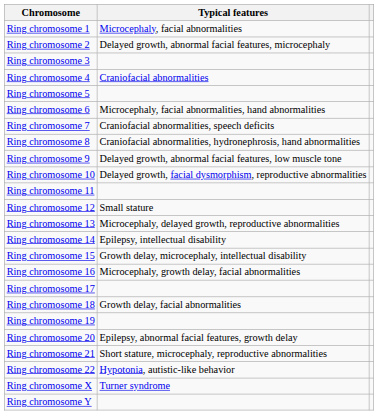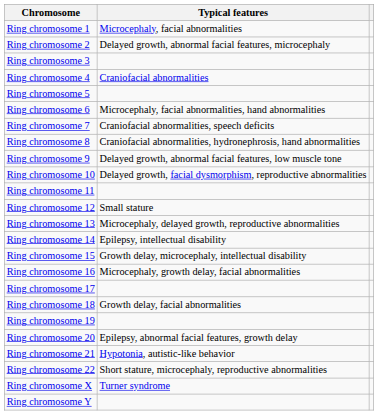(213, 353) Short stature, microcephaly, reproductive abnormalities -> (167, 353) Hypotonia, autistic-like behavior
(167, 369) Hypotonia, autistic-like behavior -> (213, 369) Short stature, microcephaly, reproductive abnormalities
